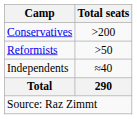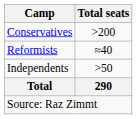(103, 50) >50 -> (103, 50) ≈40
(103, 68) ≈40 -> (103, 68) >50
